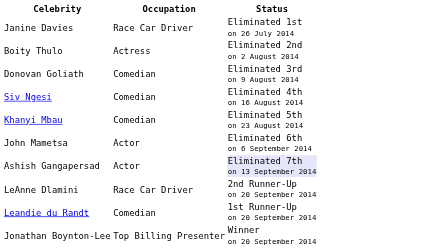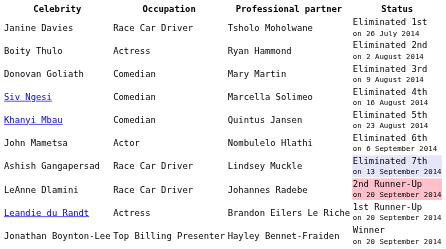+ column: (289, 9)
(127, 166) Actor -> (153, 166) Race Car Driver
(272, 189) no background -> (397, 189) pink background
(135, 212) Comedian -> (132, 212) Actress
